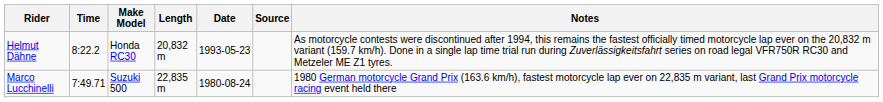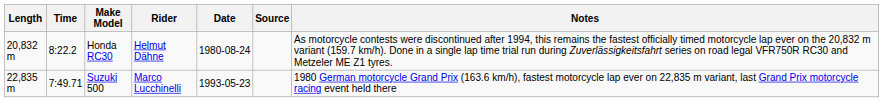columns swapped: (176, 18) <-> (37, 18)
(225, 51) 1993-05-23 -> (225, 51) 1980-08-24
(225, 84) 1980-08-24 -> (225, 84) 1993-05-23
